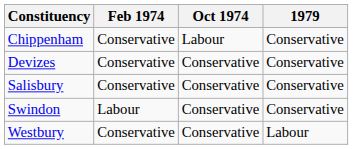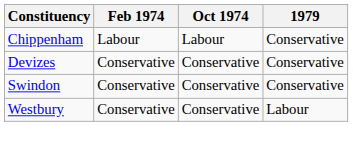(136, 39) Conservative -> (118, 39) Labour
- row: (36, 86)
(118, 109) Labour -> (136, 86) Conservative
